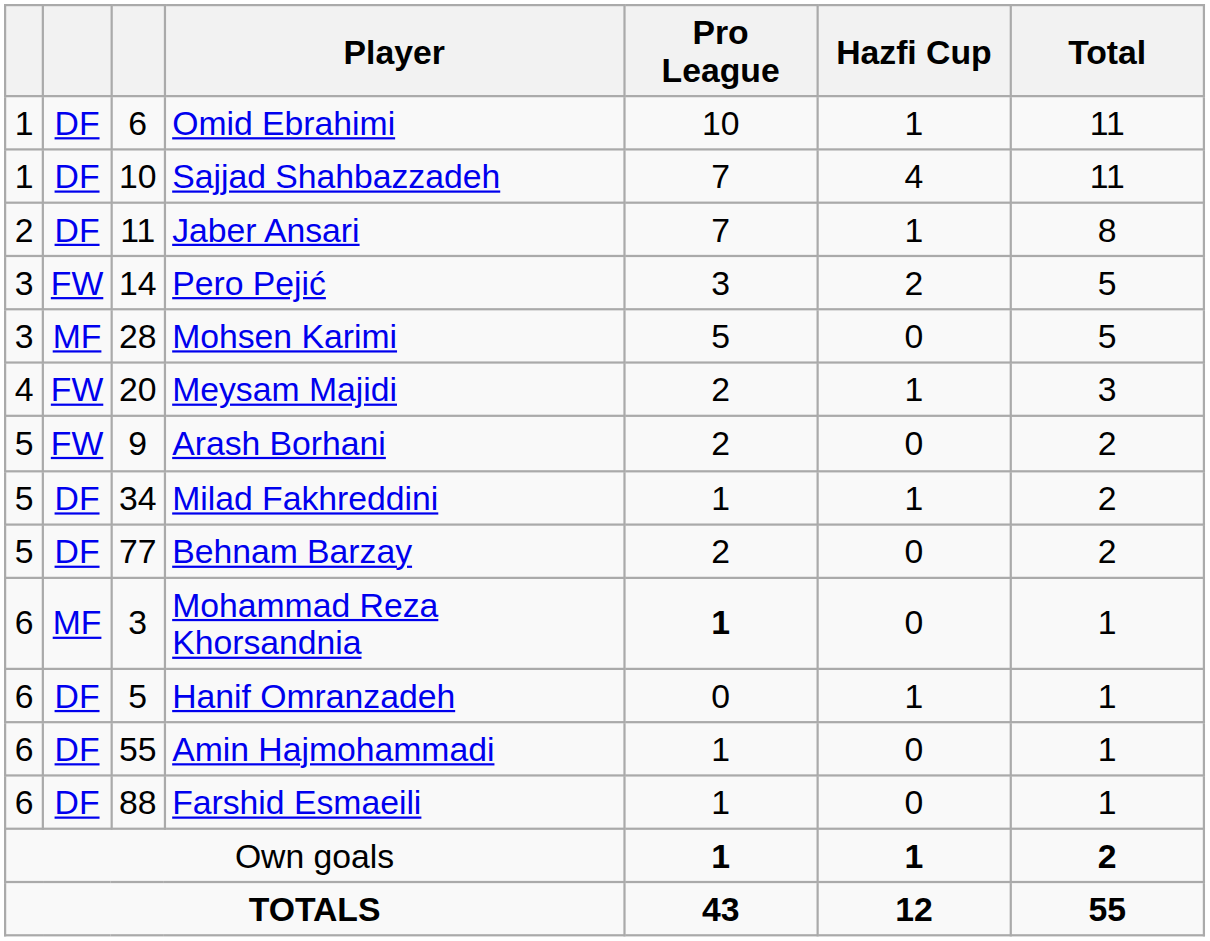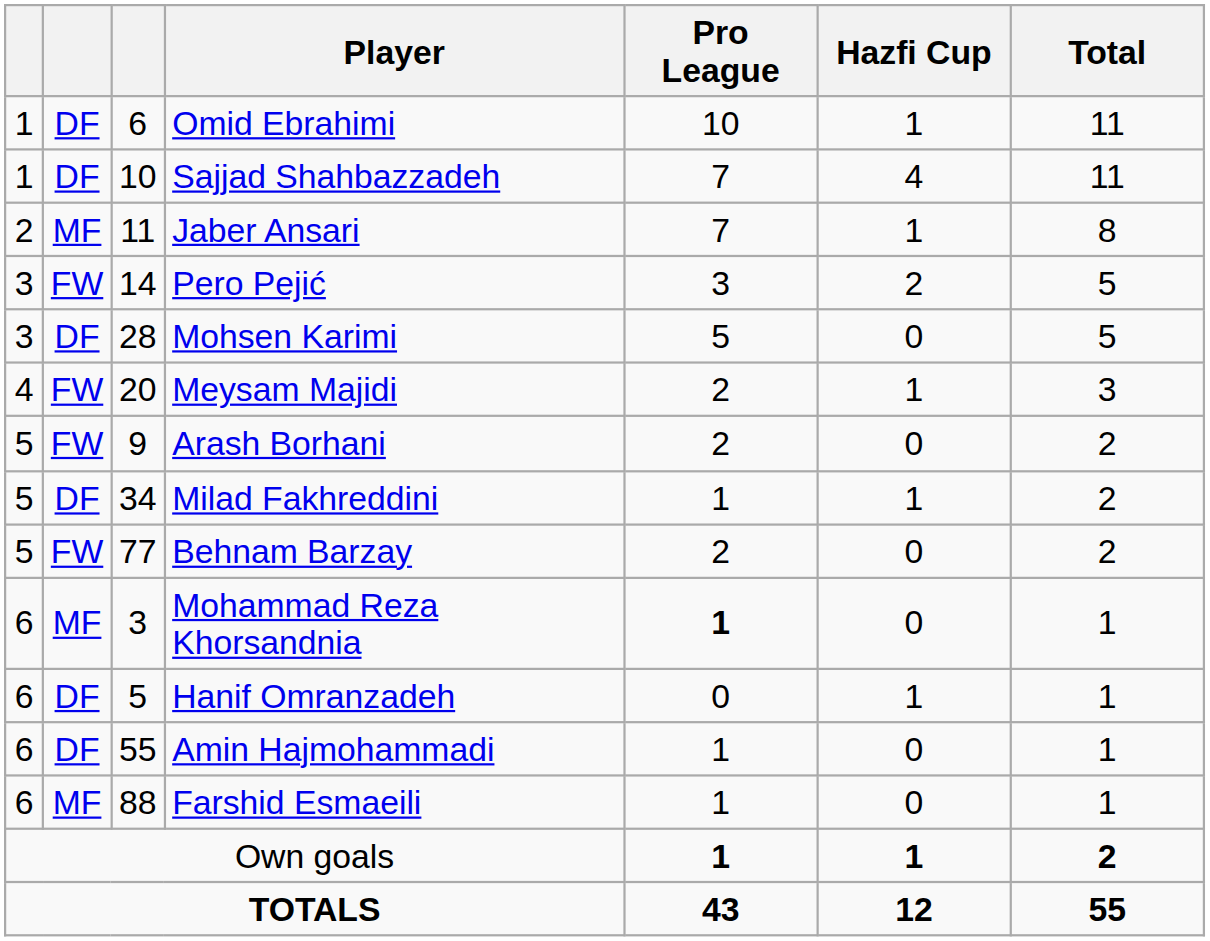(77, 230) DF -> (77, 230) MF
(77, 337) MF -> (77, 337) DF
(77, 551) DF -> (77, 551) FW
(77, 802) DF -> (77, 802) MF
